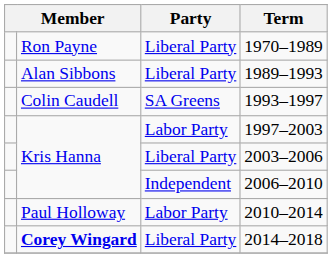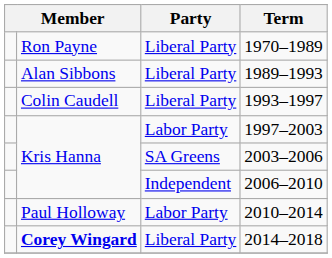(182, 101) SA Greens -> (191, 101) Liberal Party
(191, 156) Liberal Party -> (182, 156) SA Greens
